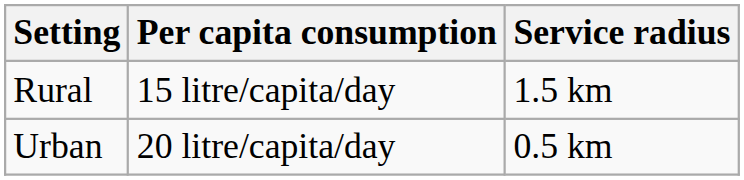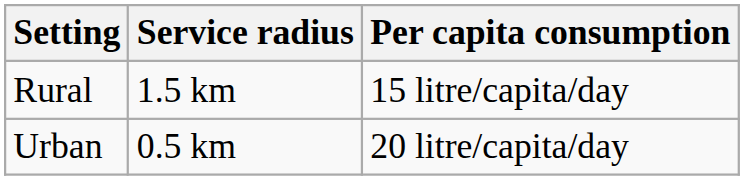columns swapped: (317, 32) <-> (622, 32)
